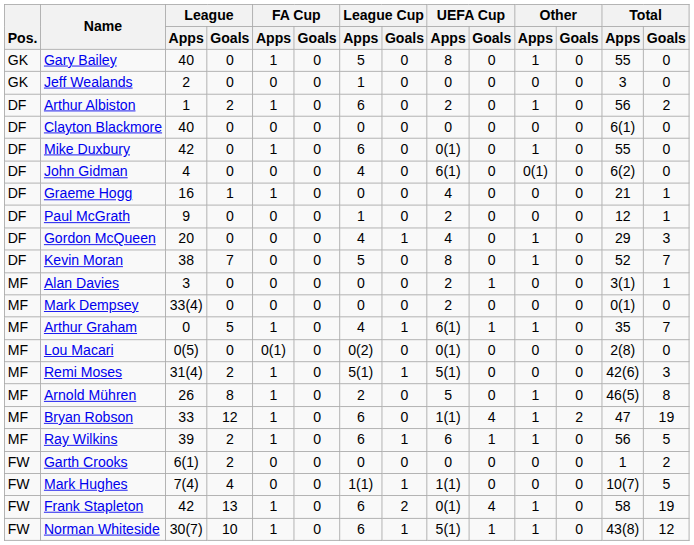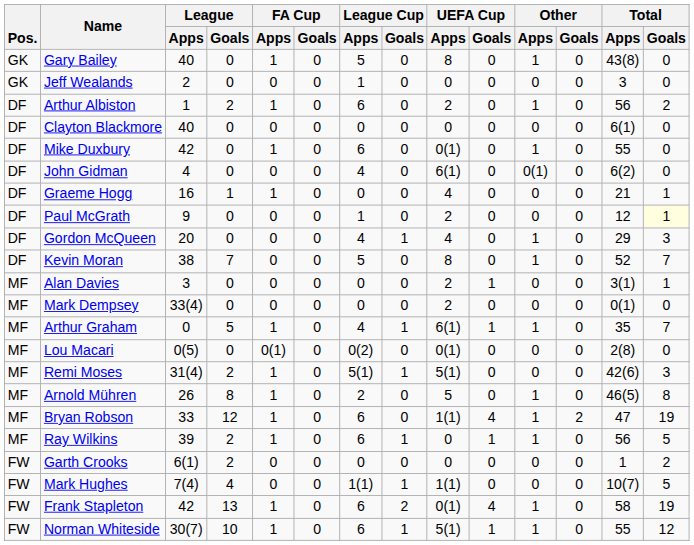(623, 60) 55 -> (623, 60) 43(8)
(666, 216) no background -> (666, 216) lightyellow background
(448, 439) 6 -> (448, 439) 0
(623, 529) 43(8) -> (623, 529) 55
